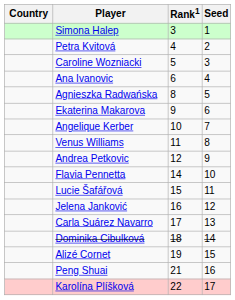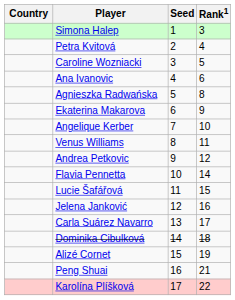columns swapped: (185, 13) <-> (216, 13)
